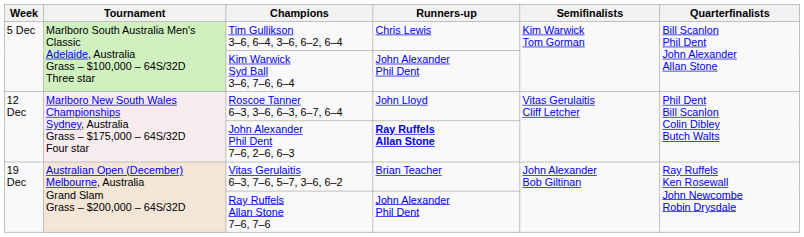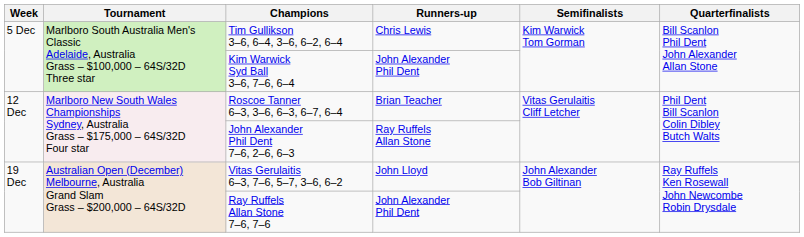(402, 101) John Lloyd -> (409, 101) Brian Teacher
(405, 136) bold -> (403, 136) normal
(409, 171) Brian Teacher -> (402, 171) John Lloyd
